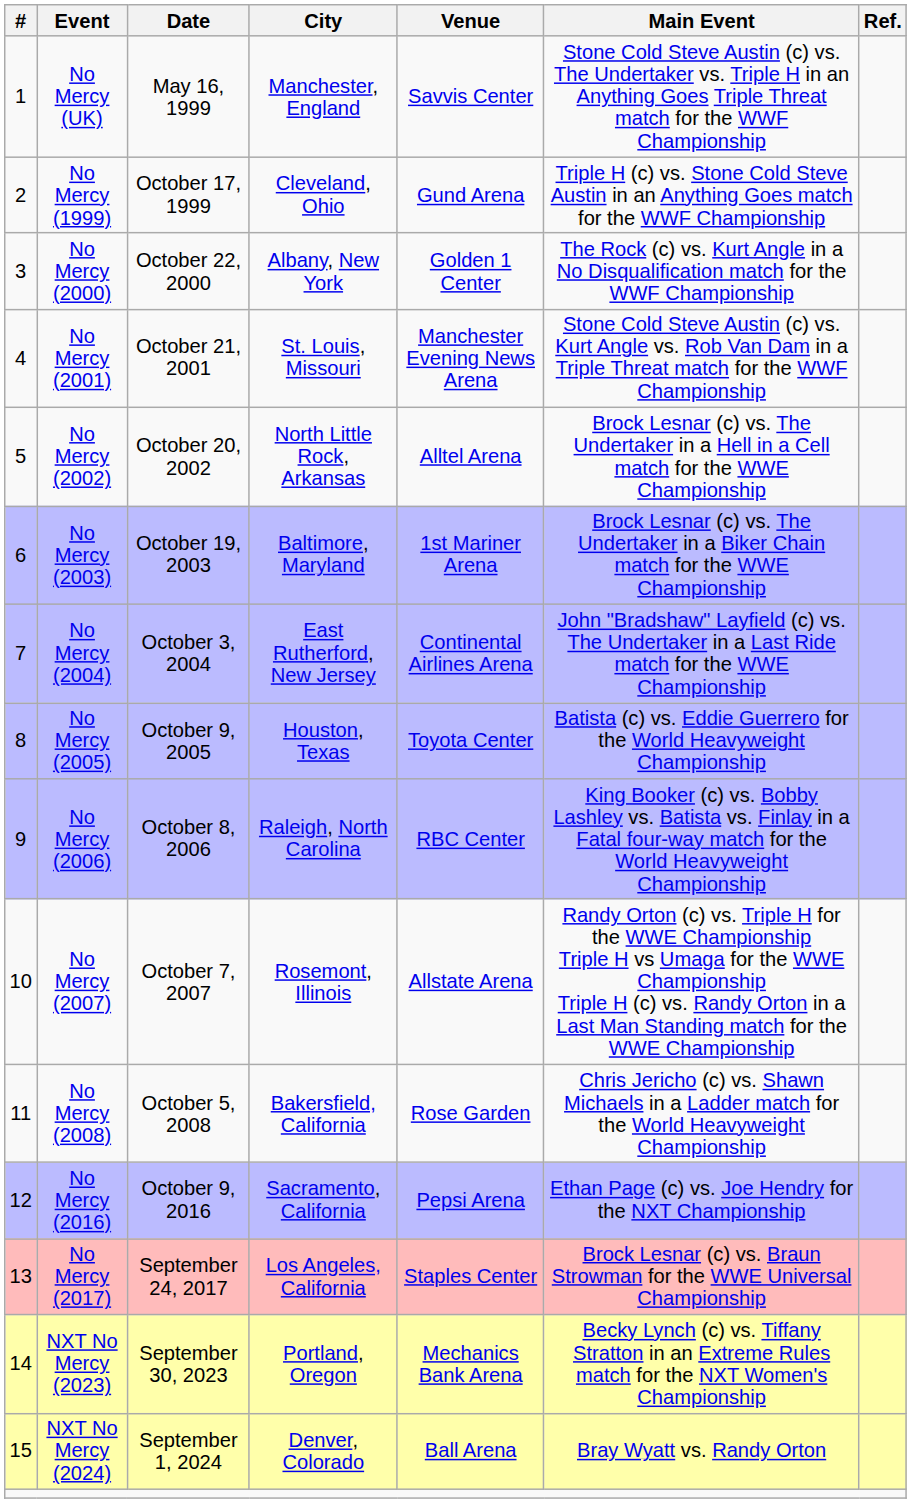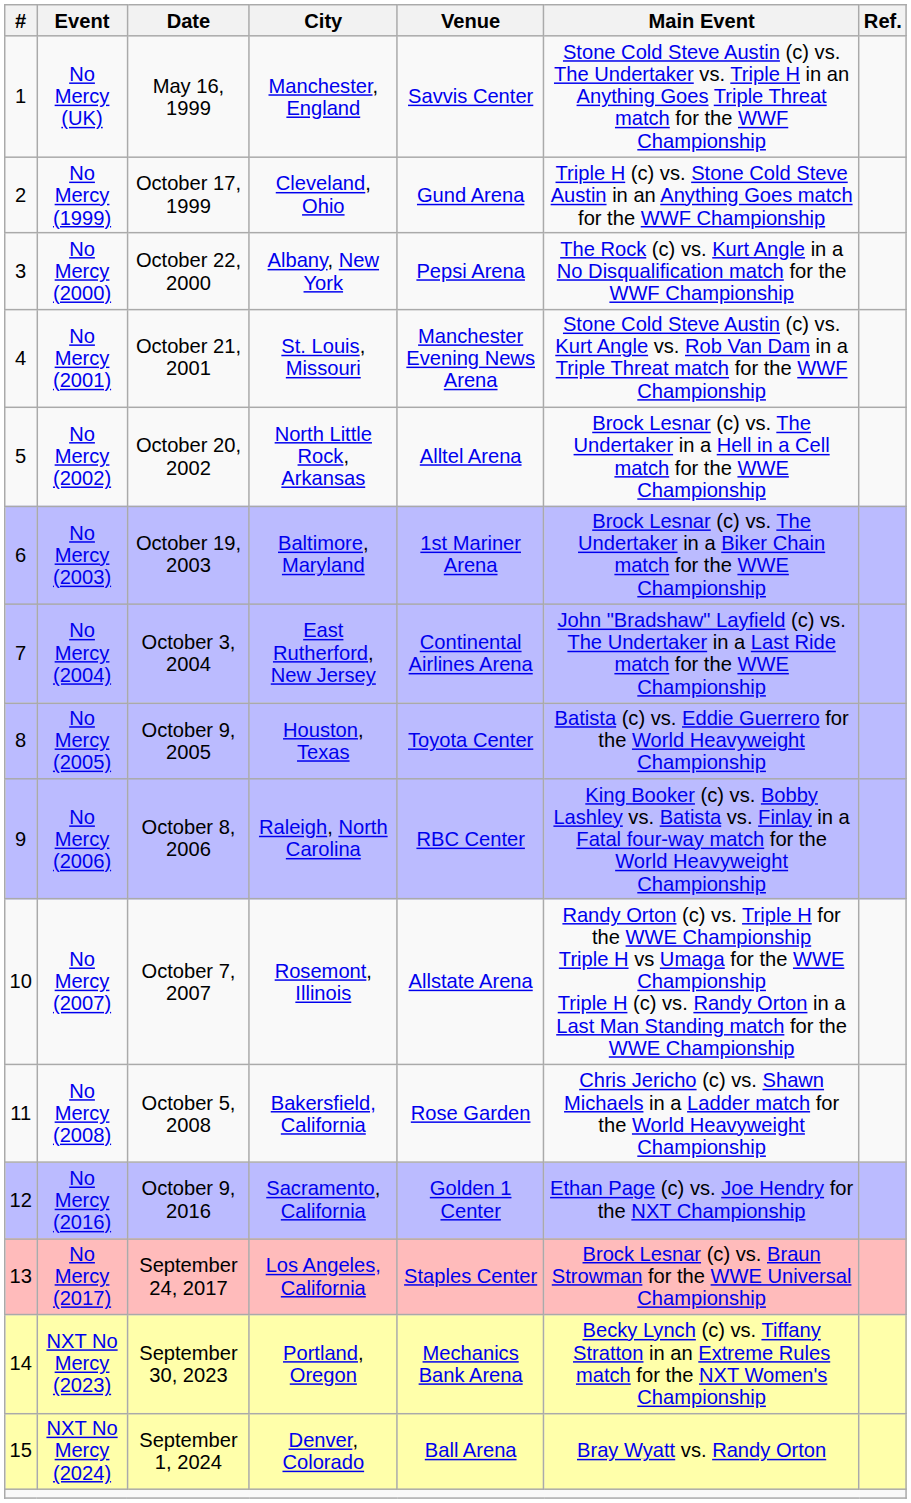(471, 271) Golden 1 Center -> (471, 271) Pepsi Arena
(471, 1200) Pepsi Arena -> (471, 1200) Golden 1 Center
